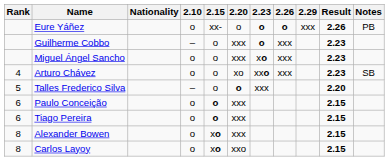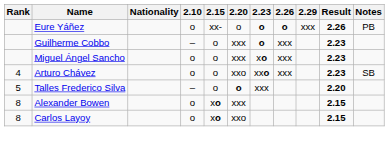(239, 73) xo -> (239, 73) xxo
- row: (71, 103)
- row: (63, 118)
